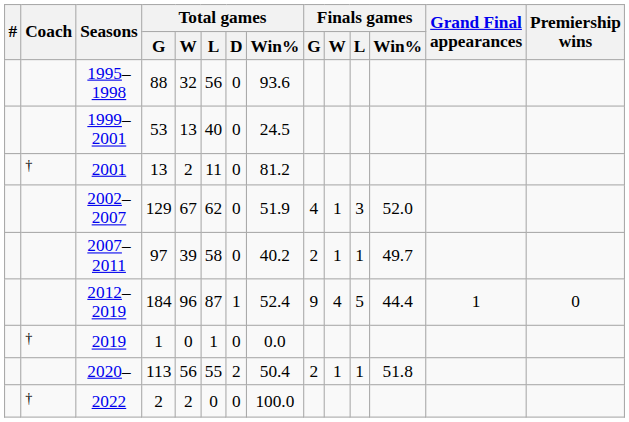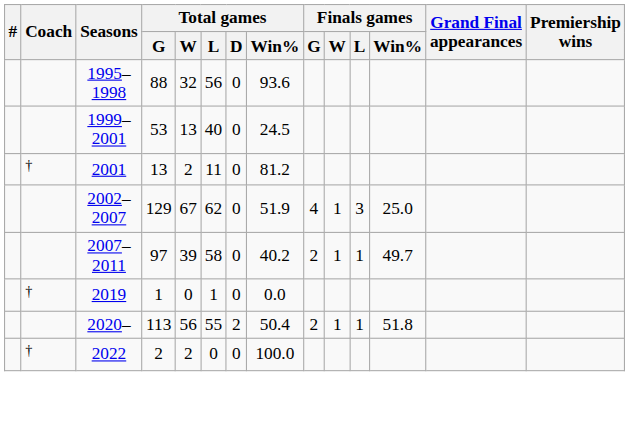(398, 208) 52.0 -> (398, 208) 25.0
- row: (109, 302)
